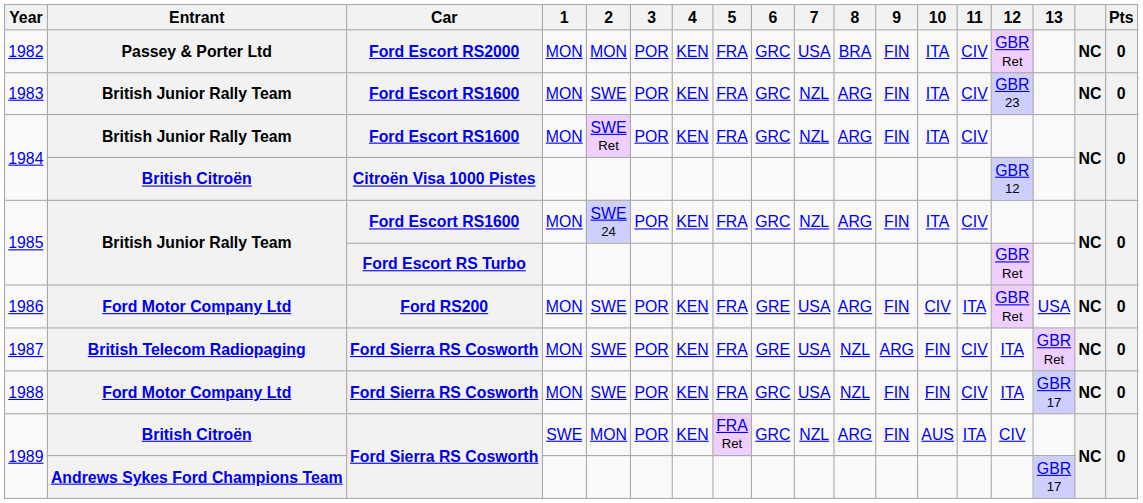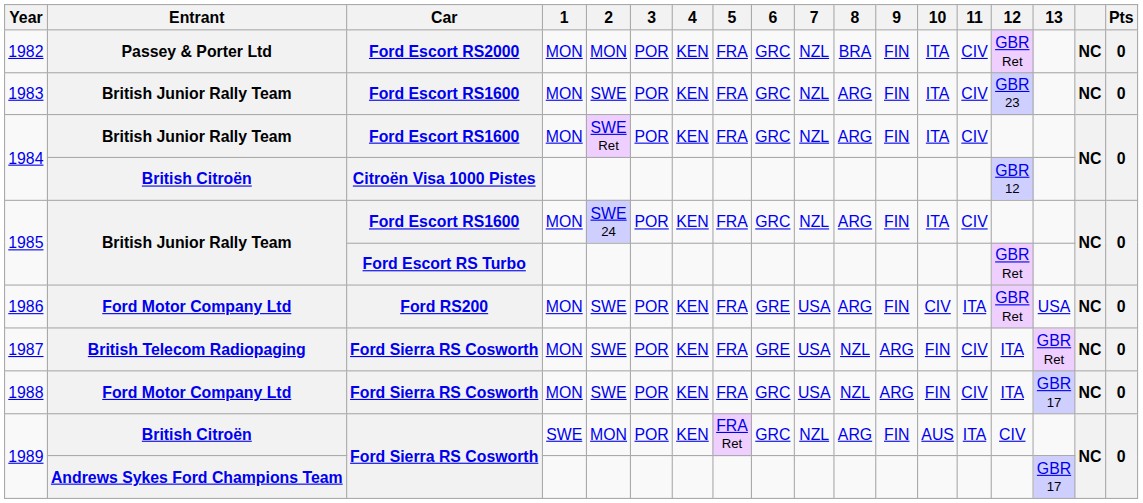(814, 51) USA -> (814, 51) NZL
(897, 392) FIN -> (897, 392) ARG
